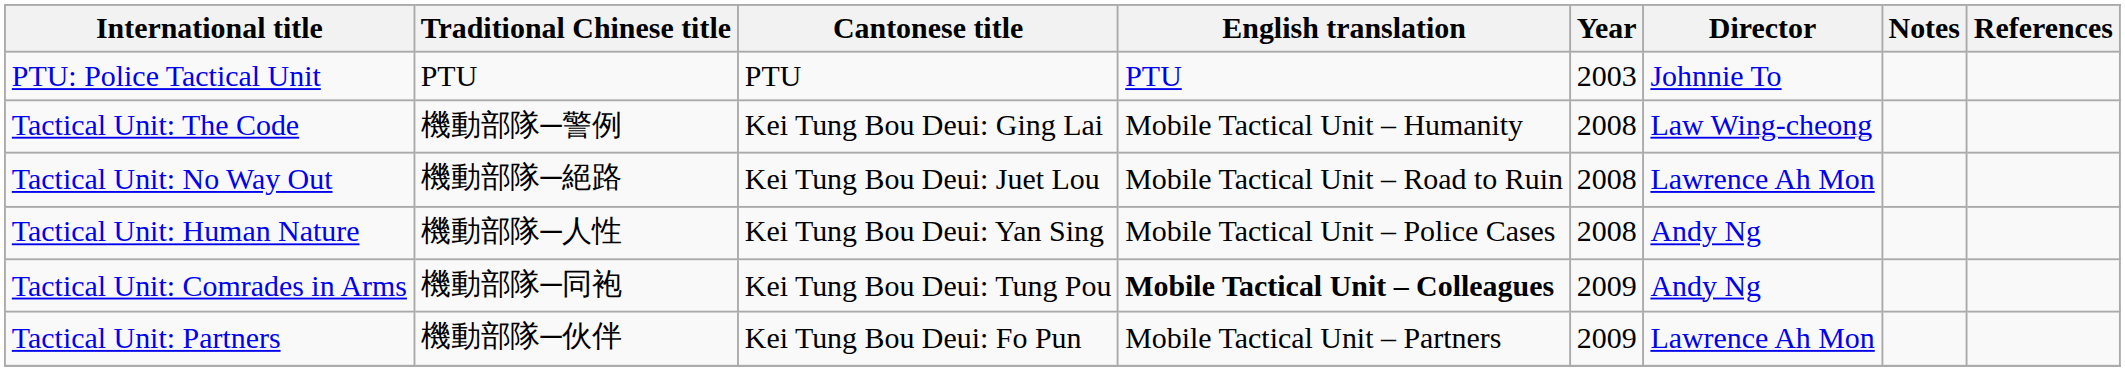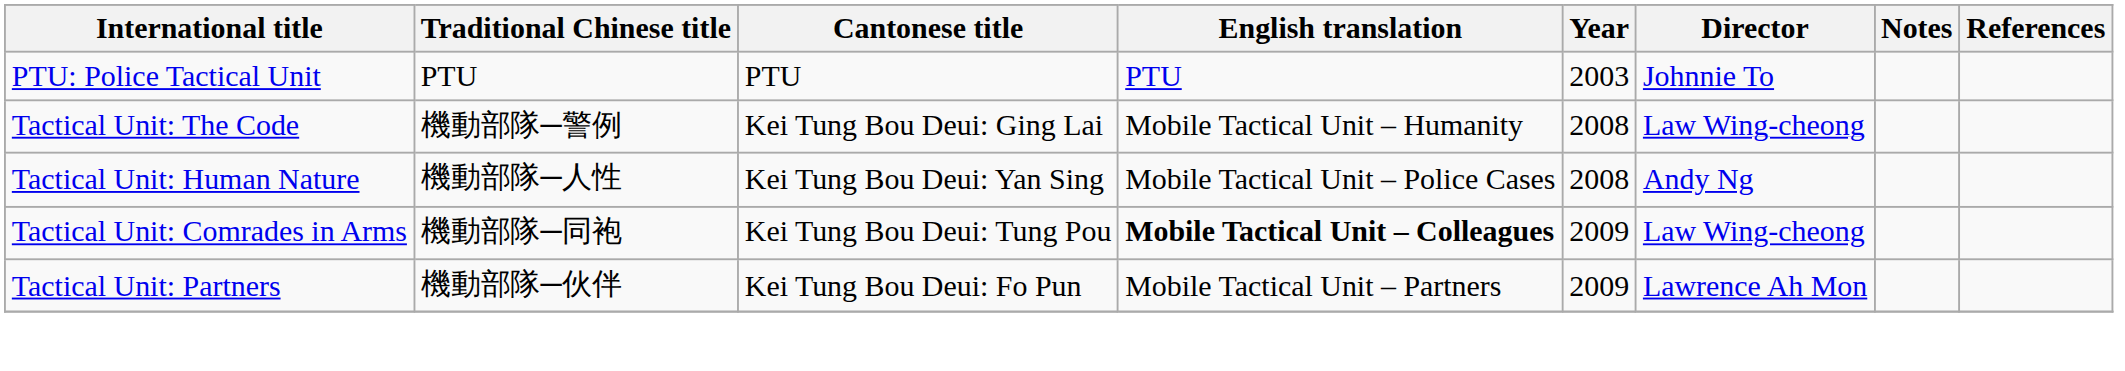- row: (172, 178)
(1706, 285) Andy Ng -> (1754, 232) Law Wing-cheong
